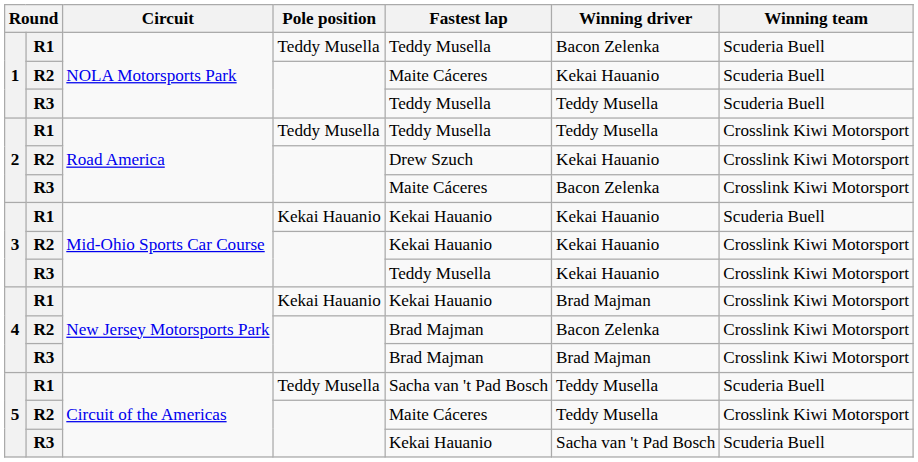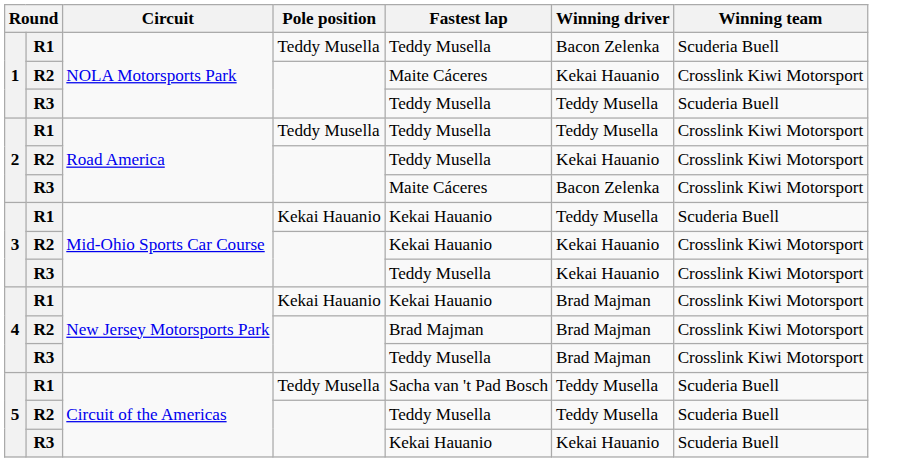(774, 74) Scuderia Buell -> (770, 74) Crosslink Kiwi Motorsport
(431, 159) Drew Szuch -> (440, 159) Teddy Musella
(608, 216) Kekai Hauanio -> (607, 216) Teddy Musella
(608, 329) Bacon Zelenka -> (603, 329) Brad Majman
(436, 357) Brad Majman -> (440, 357) Teddy Musella
(438, 414) Maite Cáceres -> (440, 414) Teddy Musella
(816, 414) Crosslink Kiwi Motorsport -> (728, 414) Scuderia Buell
(636, 442) Sacha van 't Pad Bosch -> (608, 442) Kekai Hauanio
